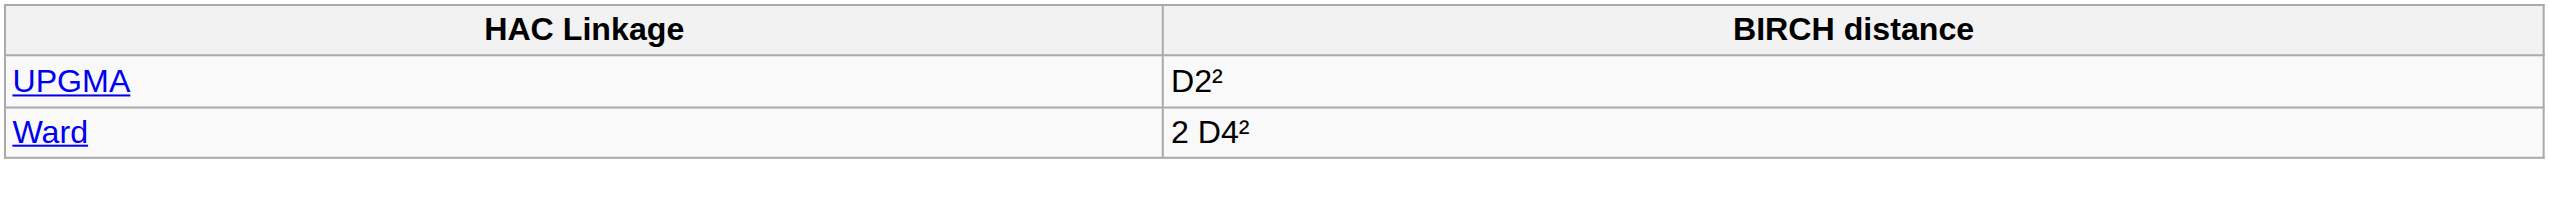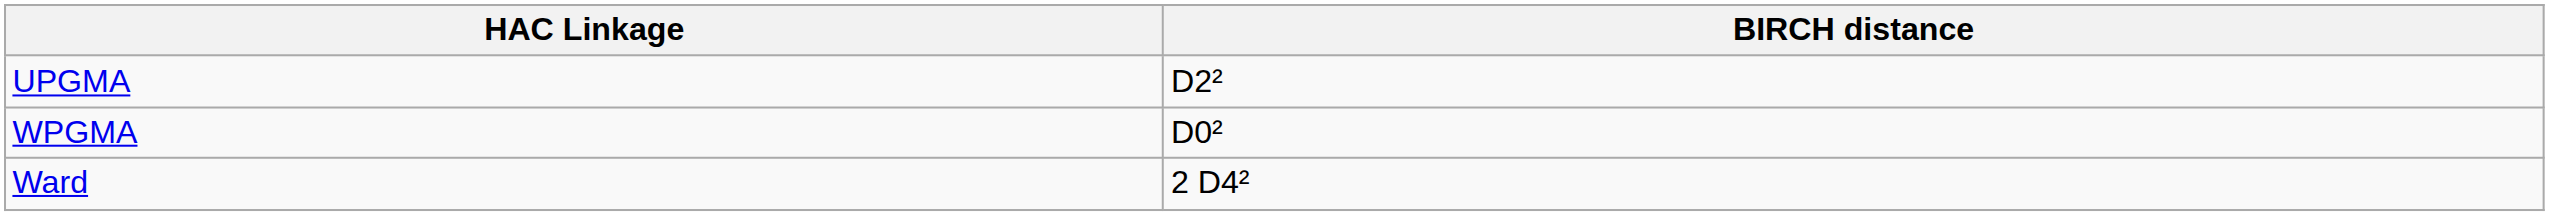+ row: (75, 132)
